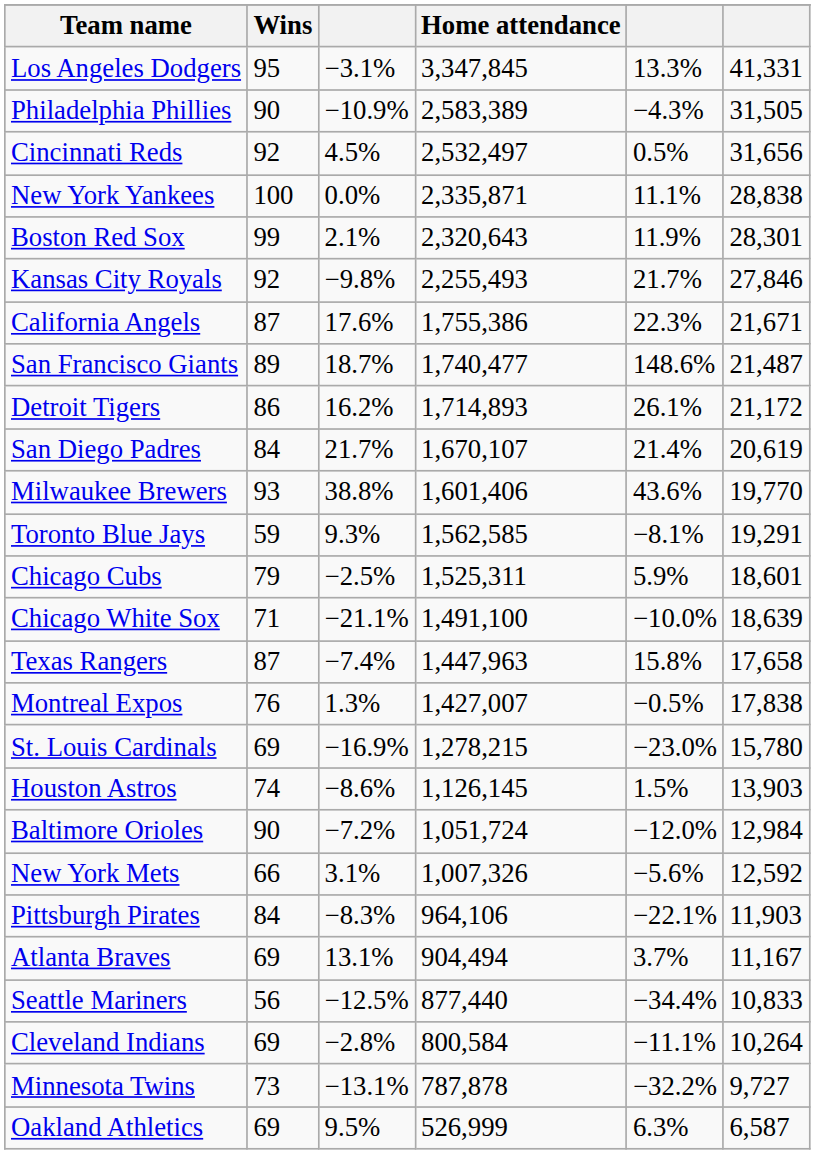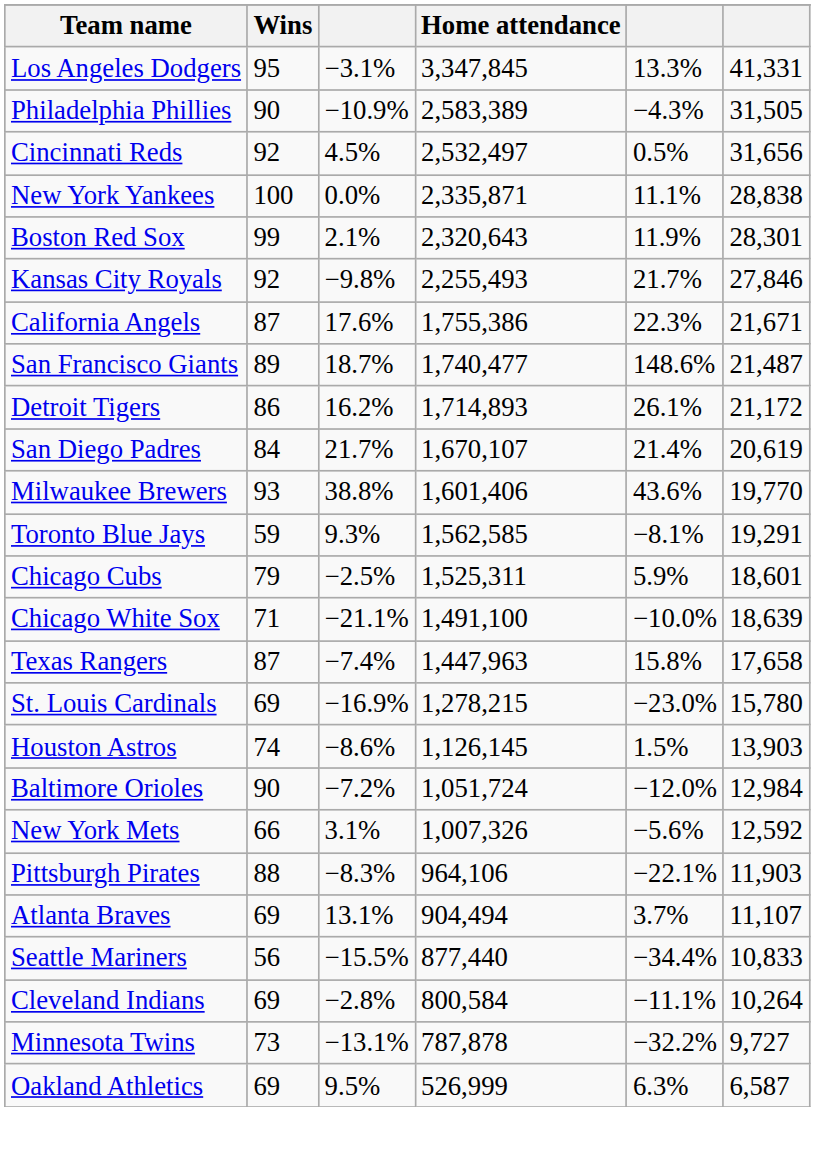- row: (97, 703)
(267, 915) 84 -> (267, 873) 88
(766, 957) 11,167 -> (766, 915) 11,107
(367, 1000) −12.5% -> (367, 957) −15.5%
